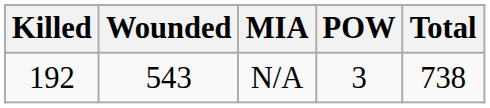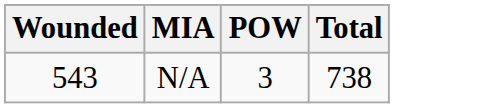- column: (52, 28)
